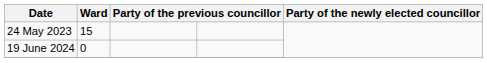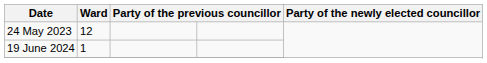(86, 31) 15 -> (86, 31) 12
(83, 48) 0 -> (83, 48) 1
